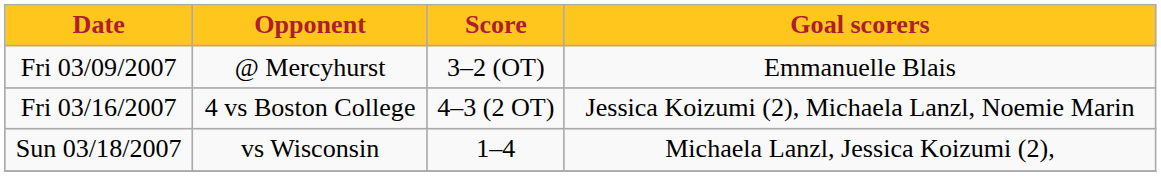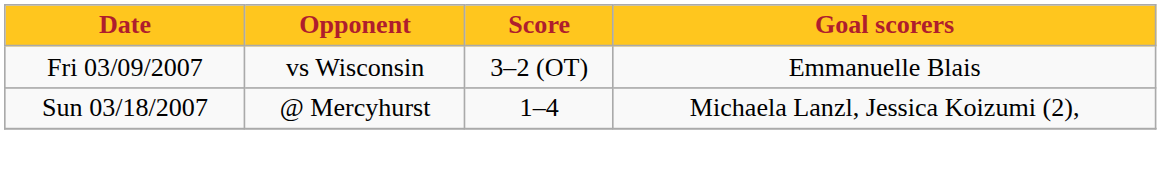(310, 66) @ Mercyhurst -> (355, 66) vs Wisconsin
- row: (99, 107)
(310, 149) vs Wisconsin -> (355, 107) @ Mercyhurst
